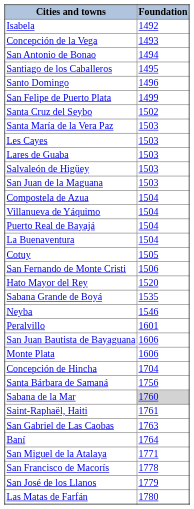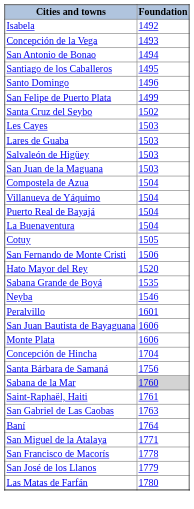- row: (60, 126)
